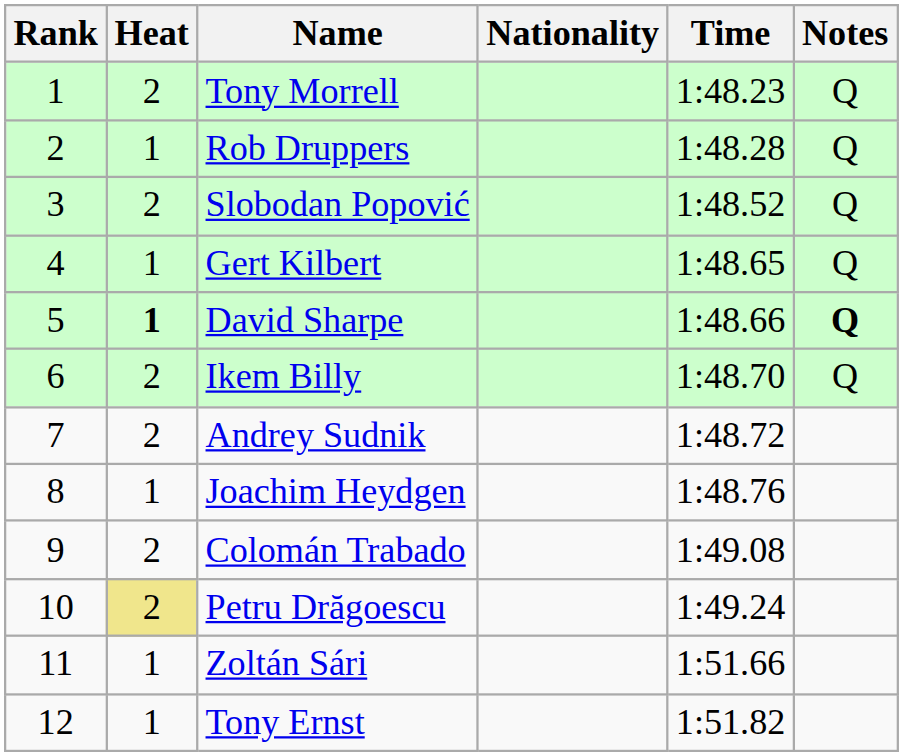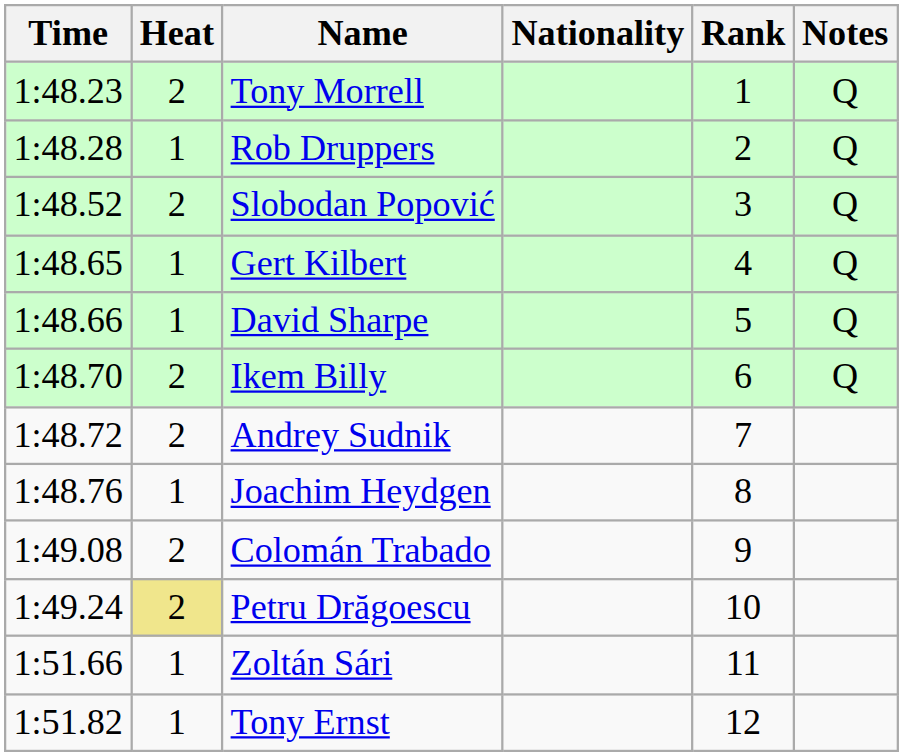columns swapped: (56, 33) <-> (731, 33)
(152, 319) bold -> (177, 319) normal
(845, 319) bold -> (845, 319) normal
